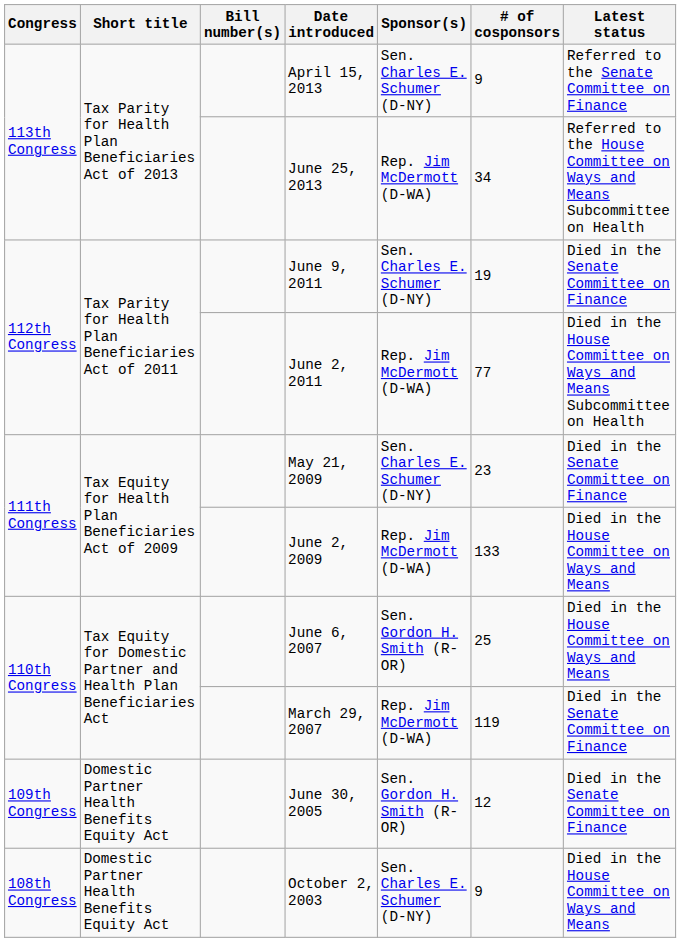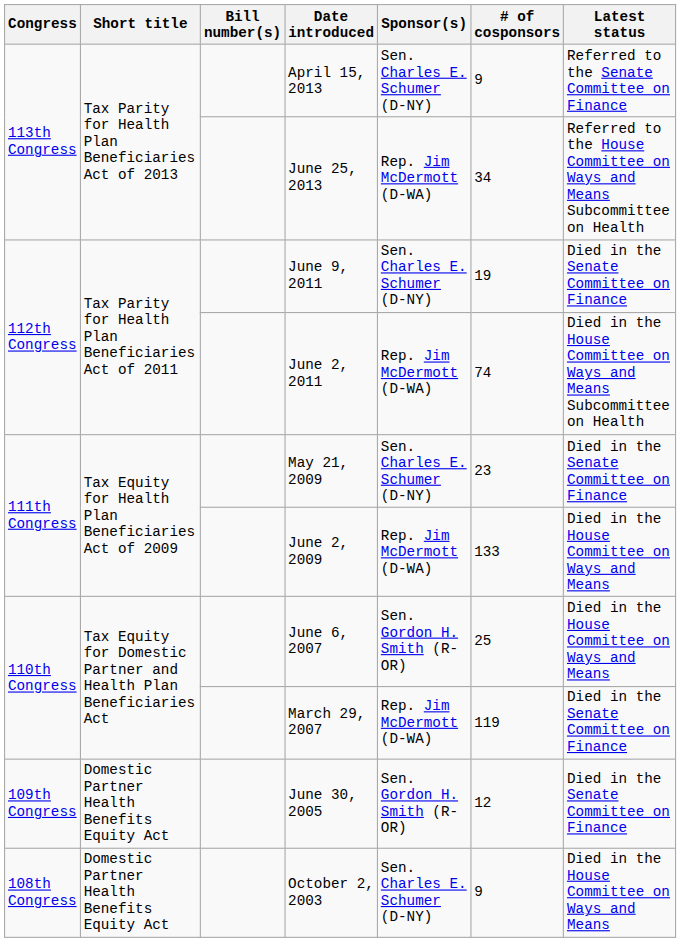(483, 373) 77 -> (483, 373) 74
